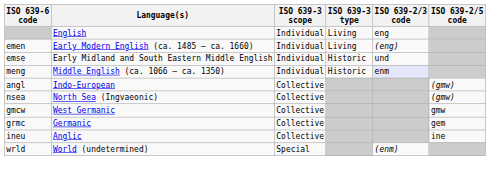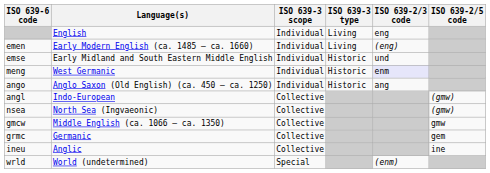(139, 72) Middle English (ca. 1066 – ca. 1350) -> (84, 72) West Germanic
+ row: (16, 85)
(84, 110) West Germanic -> (139, 123) Middle English (ca. 1066 – ca. 1350)
